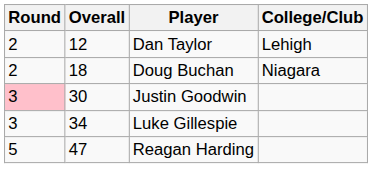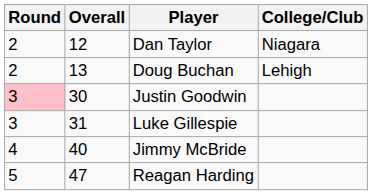(287, 44) Lehigh -> (291, 44) Niagara
(78, 70) 18 -> (78, 70) 13
(291, 70) Niagara -> (287, 70) Lehigh
(78, 123) 34 -> (78, 123) 31
+ row: (190, 149)
